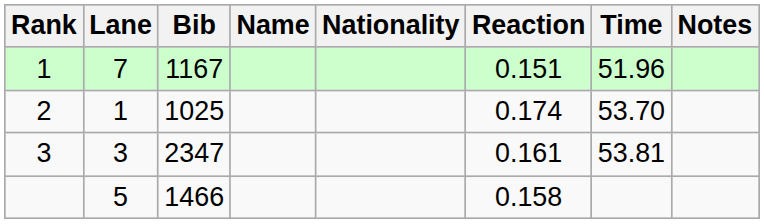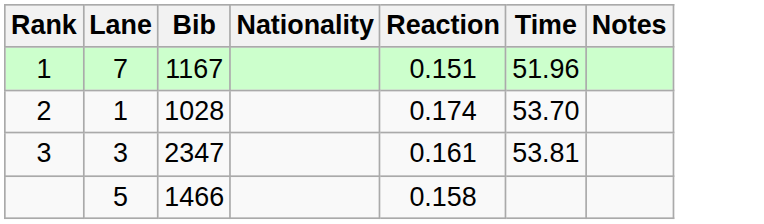- column: (273, 25)
(194, 111) 1025 -> (194, 111) 1028
